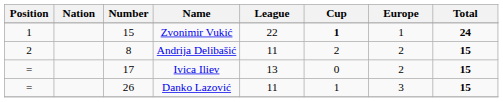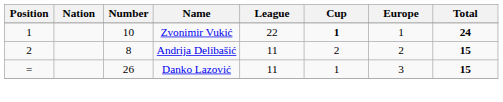(128, 32) 15 -> (128, 32) 10
- row: (197, 69)
